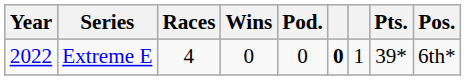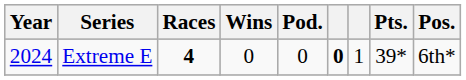(31, 56) 2022 -> (31, 56) 2024
(189, 56) normal -> (189, 56) bold
